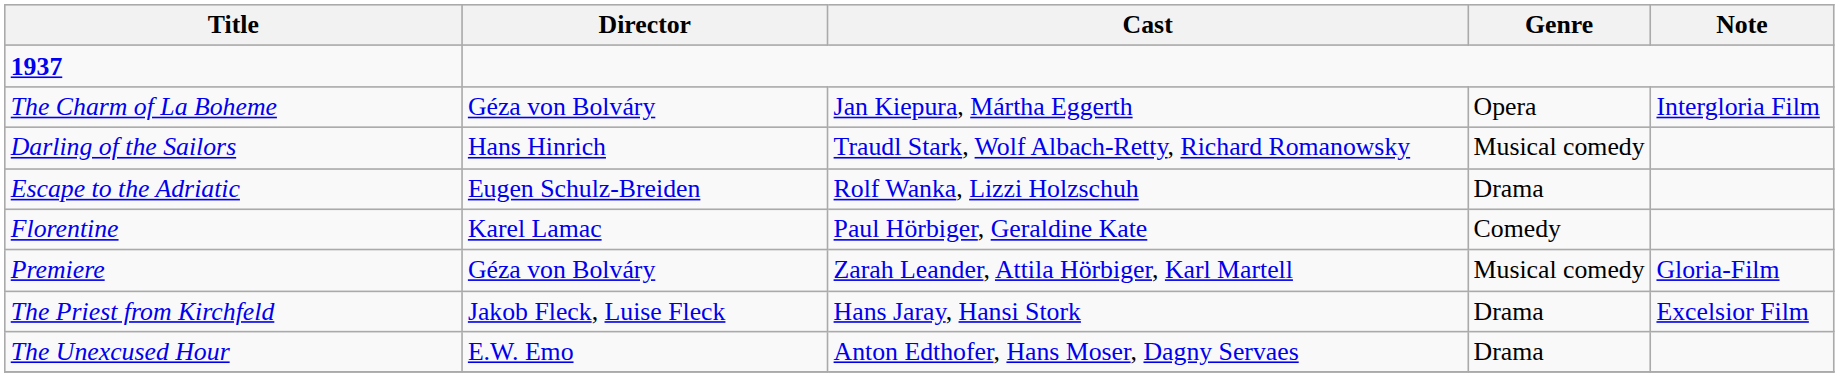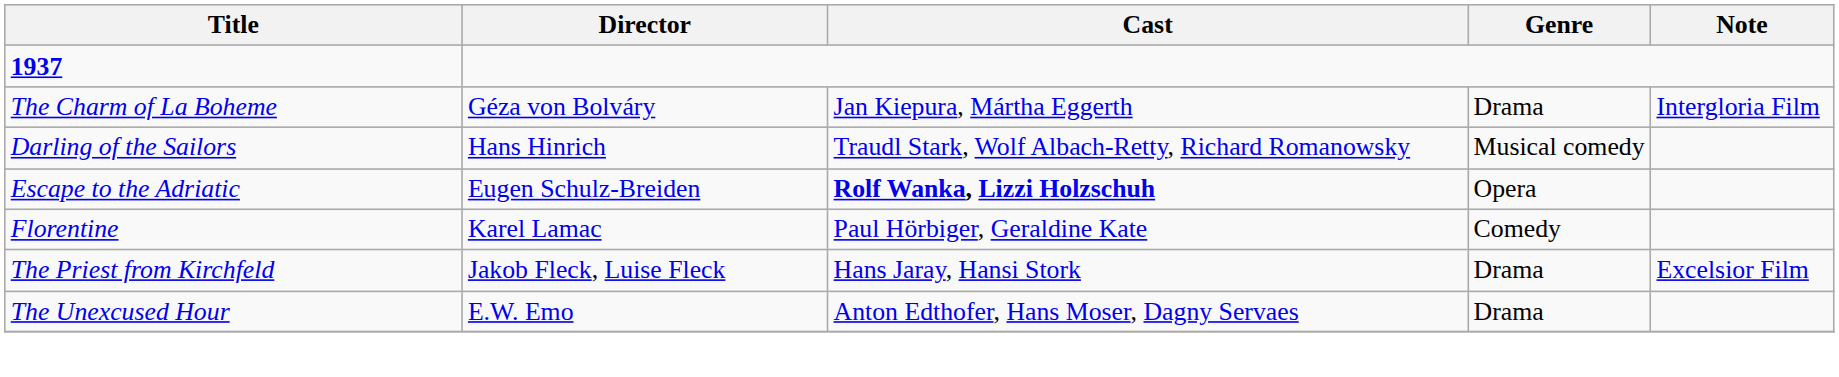(1505, 106) Opera -> (1509, 106) Drama
(986, 188) normal -> (994, 188) bold
(1509, 188) Drama -> (1505, 188) Opera
- row: (58, 270)
